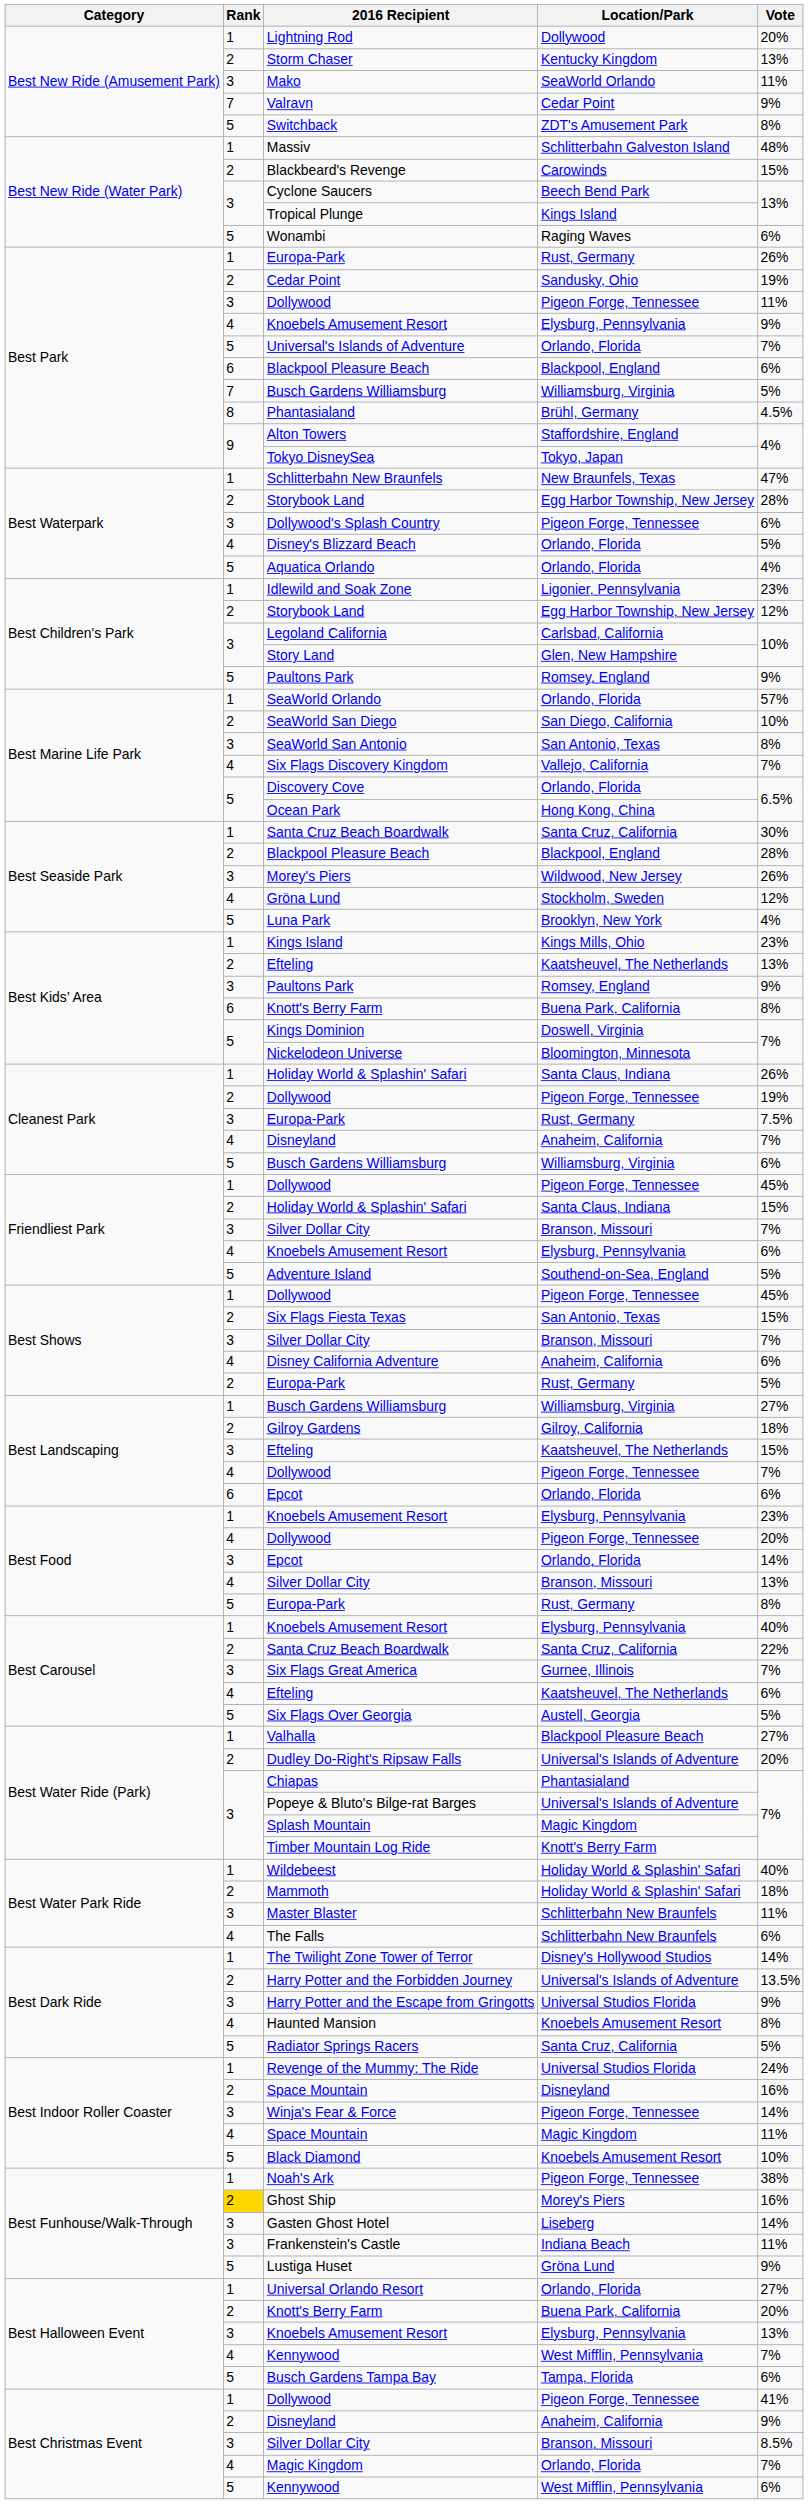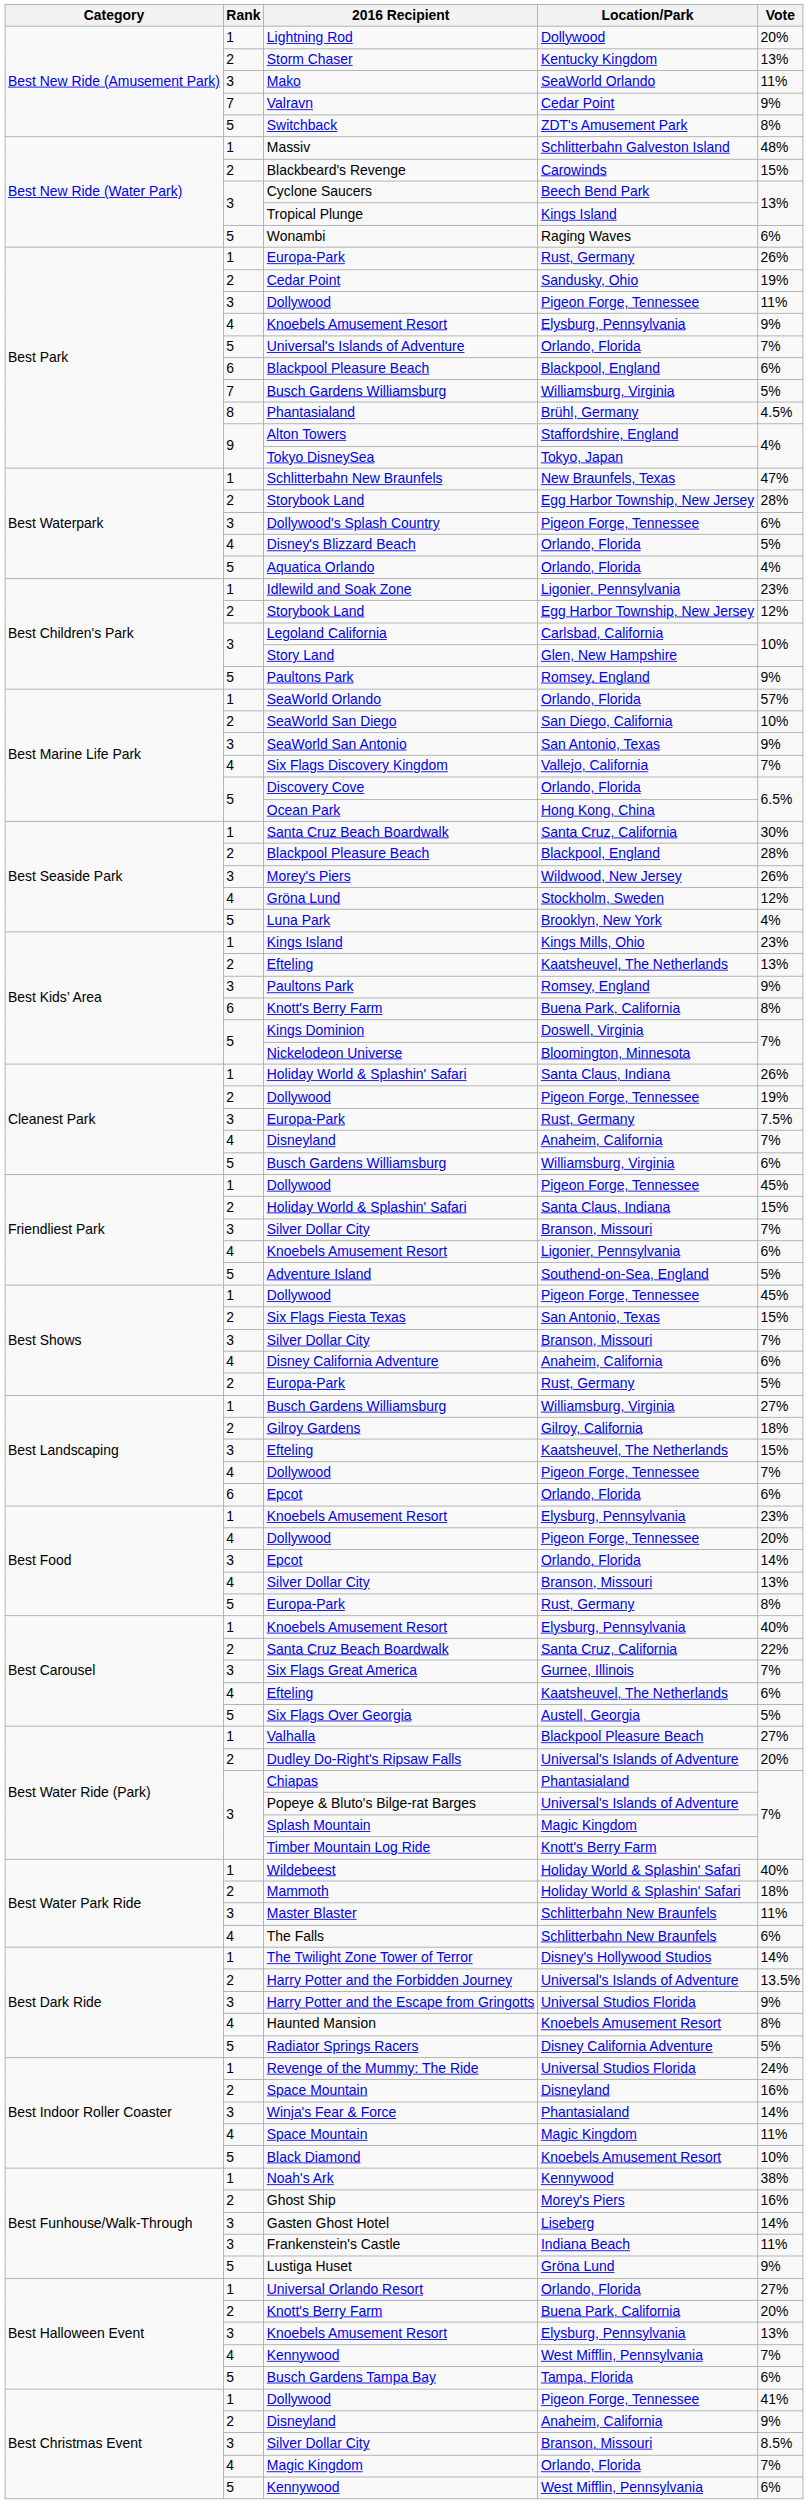(771, 744) 8% -> (771, 744) 9%
(613, 1251) Elysburg, Pennsylvania -> (611, 1251) Ligonier, Pennsylvania
(609, 2046) Santa Cruz, California -> (627, 2046) Disney California Adventure
(620, 2112) Pigeon Forge, Tennessee -> (585, 2112) Phantasialand
(620, 2179) Pigeon Forge, Tennessee -> (577, 2179) Kennywood
(230, 2201) gold background -> (230, 2201) no background
